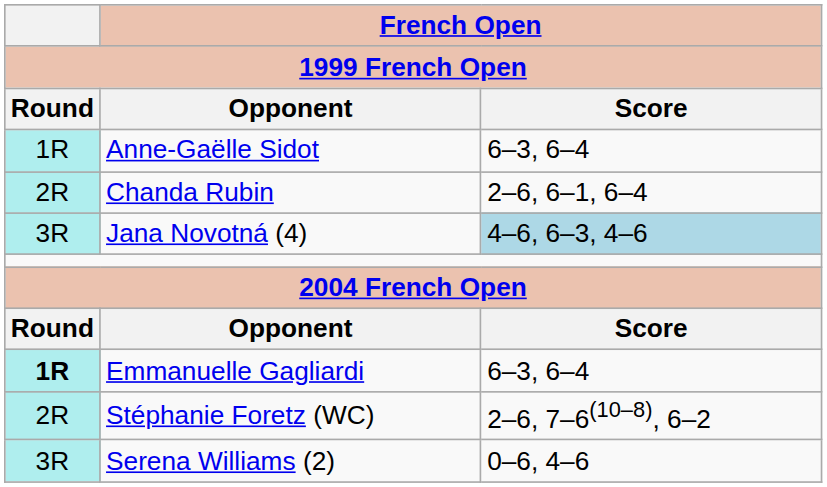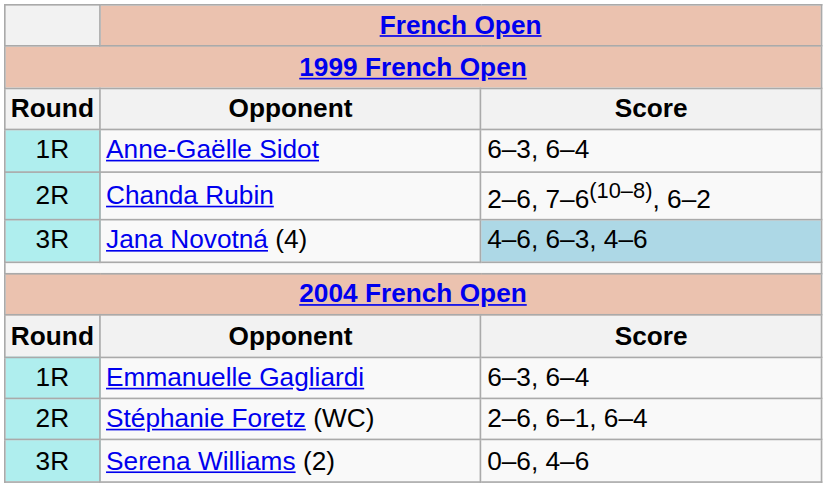(567, 191) 2–6, 6–1, 6–4 -> (599, 195) 2–6, 7–6(10–8), 6–2
(52, 370) bold -> (52, 377) normal
(599, 415) 2–6, 7–6(10–8), 6–2 -> (567, 419) 2–6, 6–1, 6–4
